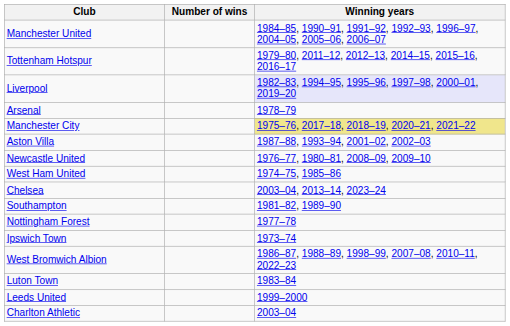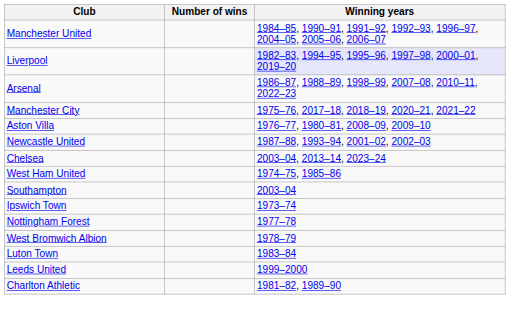- row: (49, 61)
(277, 110) 1978–79 -> (367, 88) 1986–87, 1988–89, 1998–99, 2007–08, 2010–11, 2022–23
(366, 126) khaki background -> (366, 110) no background
(344, 142) 1987–88, 1993–94, 2001–02, 2002–03 -> (344, 126) 1976–77, 1980–81, 2008–09, 2009–10
(344, 158) 1976–77, 1980–81, 2008–09, 2009–10 -> (344, 142) 1987–88, 1993–94, 2001–02, 2002–03
rows swapped: (25, 190) <-> (46, 174)
(299, 206) 1981–82, 1989–90 -> (277, 190) 2003–04
rows swapped: (37, 238) <-> (48, 222)
(367, 260) 1986–87, 1988–89, 1998–99, 2007–08, 2010–11, 2022–23 -> (277, 238) 1978–79
(277, 313) 2003–04 -> (299, 286) 1981–82, 1989–90
